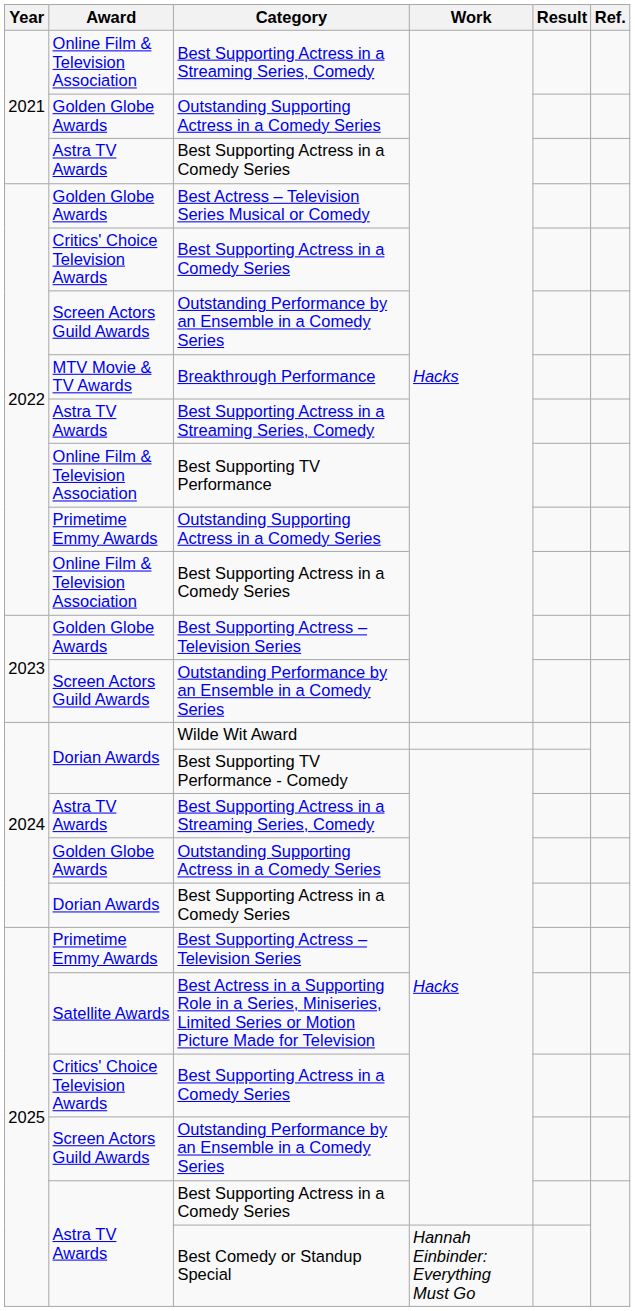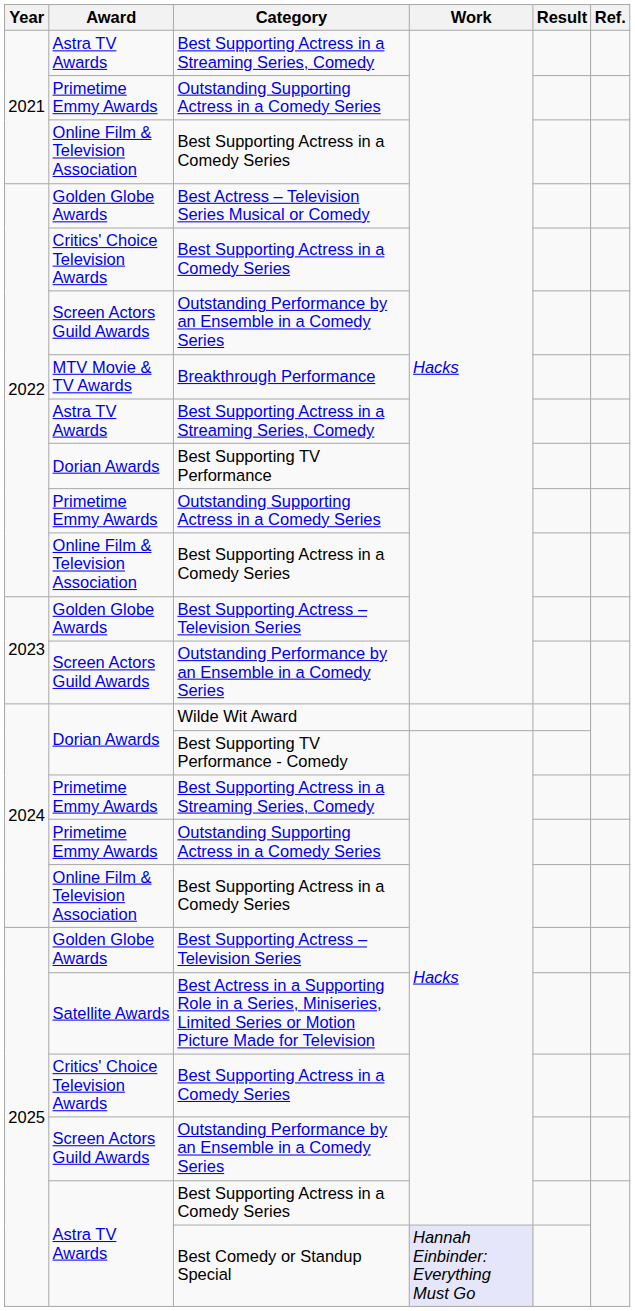(102, 62) Online Film & Television Association -> (84, 52) Astra TV Awards
(103, 116) Golden Globe Awards -> (105, 97) Primetime Emmy Awards
(84, 160) Astra TV Awards -> (102, 151) Online Film & Television Association
(102, 475) Online Film & Television Association -> (106, 466) Dorian Awards
(84, 815) Astra TV Awards -> (105, 797) Primetime Emmy Awards
(103, 860) Golden Globe Awards -> (105, 841) Primetime Emmy Awards
(106, 905) Dorian Awards -> (102, 895) Online Film & Television Association
(105, 949) Primetime Emmy Awards -> (103, 949) Golden Globe Awards
(452, 1265) no background -> (452, 1265) lavender background
